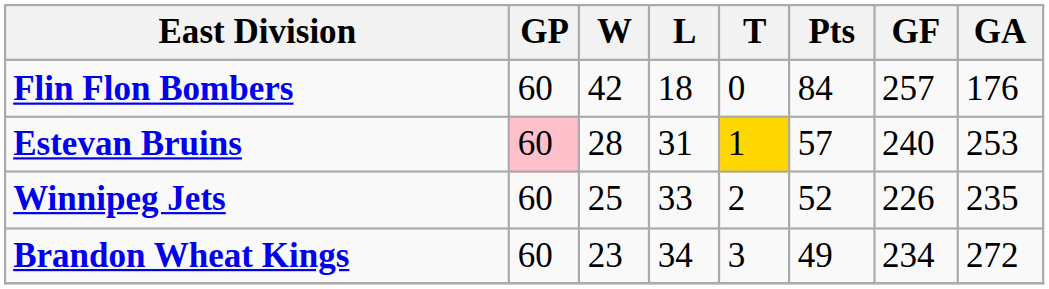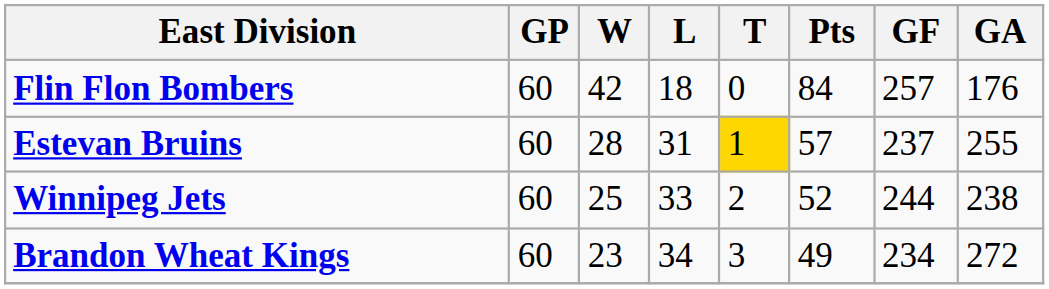(535, 143) pink background -> (535, 143) no background
(908, 143) 240 -> (908, 143) 237
(992, 143) 253 -> (992, 143) 255
(908, 198) 226 -> (908, 198) 244
(992, 198) 235 -> (992, 198) 238
